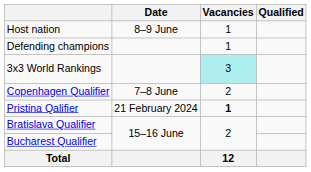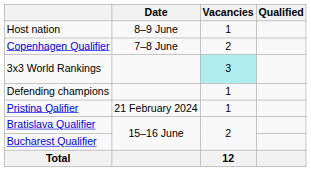rows swapped: (58, 46) <-> (58, 91)
(228, 108) bold -> (228, 108) normal
